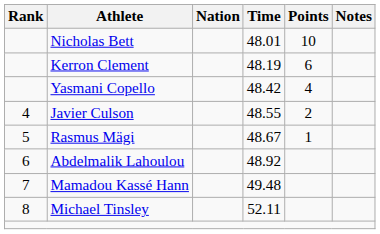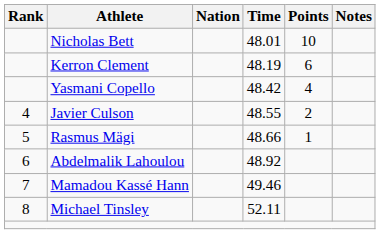(264, 137) 48.67 -> (264, 137) 48.66
(264, 185) 49.48 -> (264, 185) 49.46
